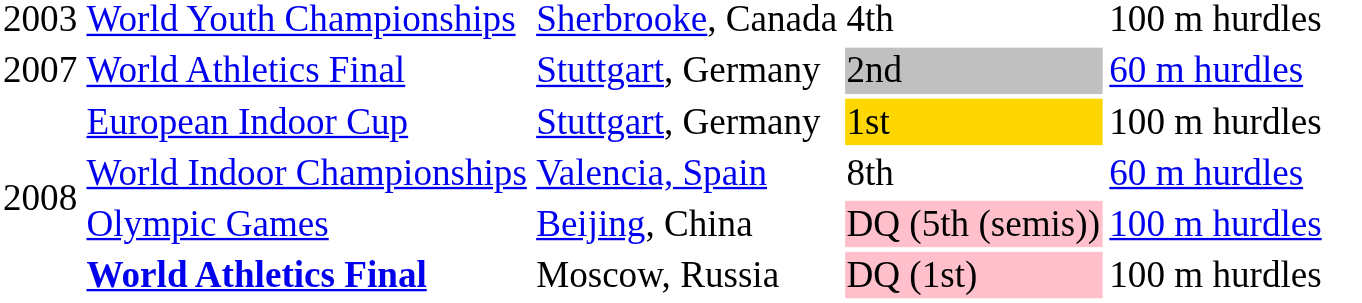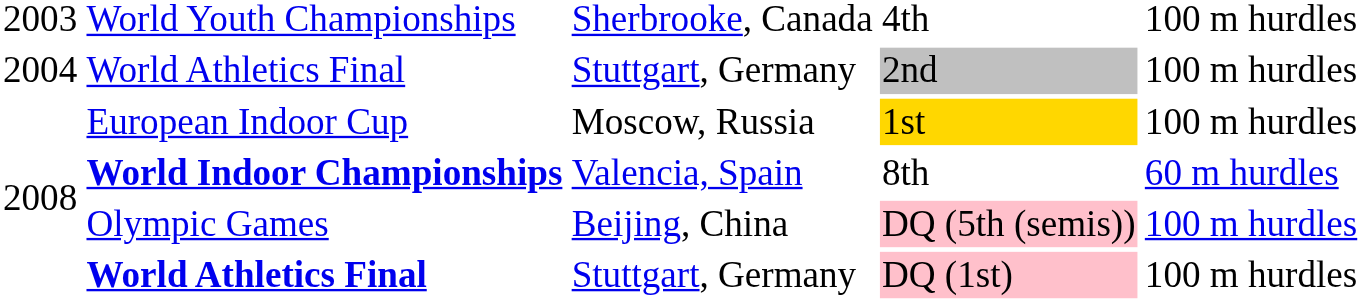(40, 70) 2007 -> (40, 70) 2004
(1206, 70) 60 m hurdles -> (1251, 70) 100 m hurdles
(678, 121) Stuttgart, Germany -> (693, 121) Moscow, Russia
(307, 172) normal -> (324, 172) bold
(658, 274) Moscow, Russia -> (714, 274) Stuttgart, Germany
